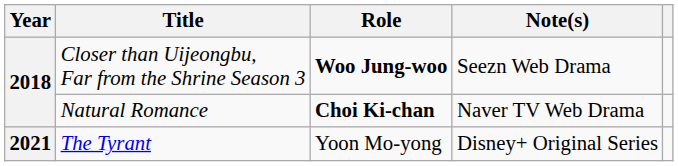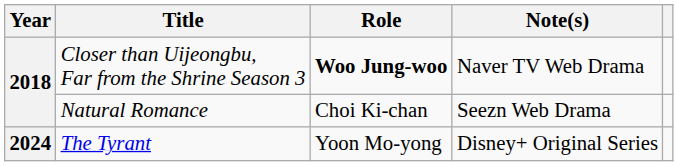(534, 65) Seezn Web Drama -> (551, 65) Naver TV Web Drama
(375, 110) bold -> (371, 110) normal
(551, 110) Naver TV Web Drama -> (534, 110) Seezn Web Drama
(30, 143) 2021 -> (30, 143) 2024
